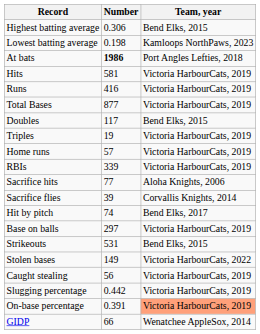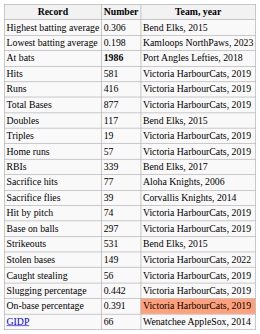(197, 167) Victoria HarbourCats, 2019 -> (175, 167) Bend Elks, 2017
(175, 213) Bend Elks, 2017 -> (197, 213) Victoria HarbourCats, 2019
